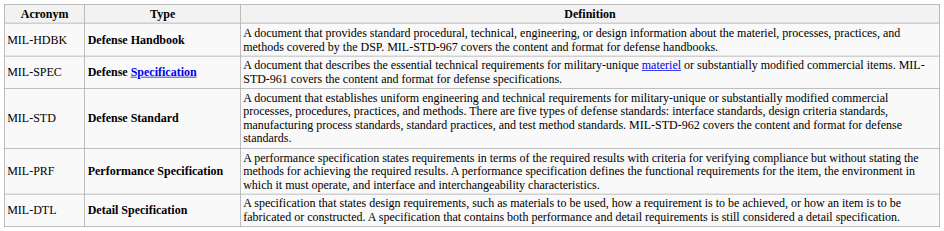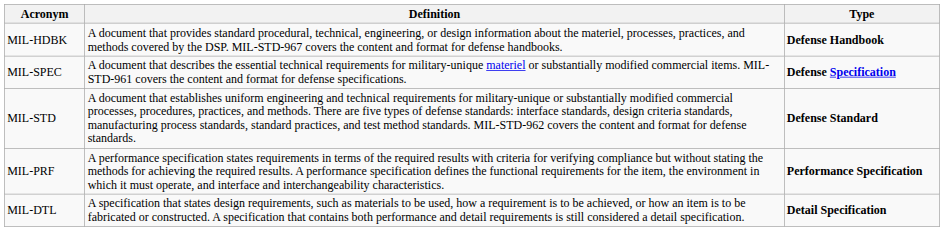columns swapped: (163, 14) <-> (590, 14)
